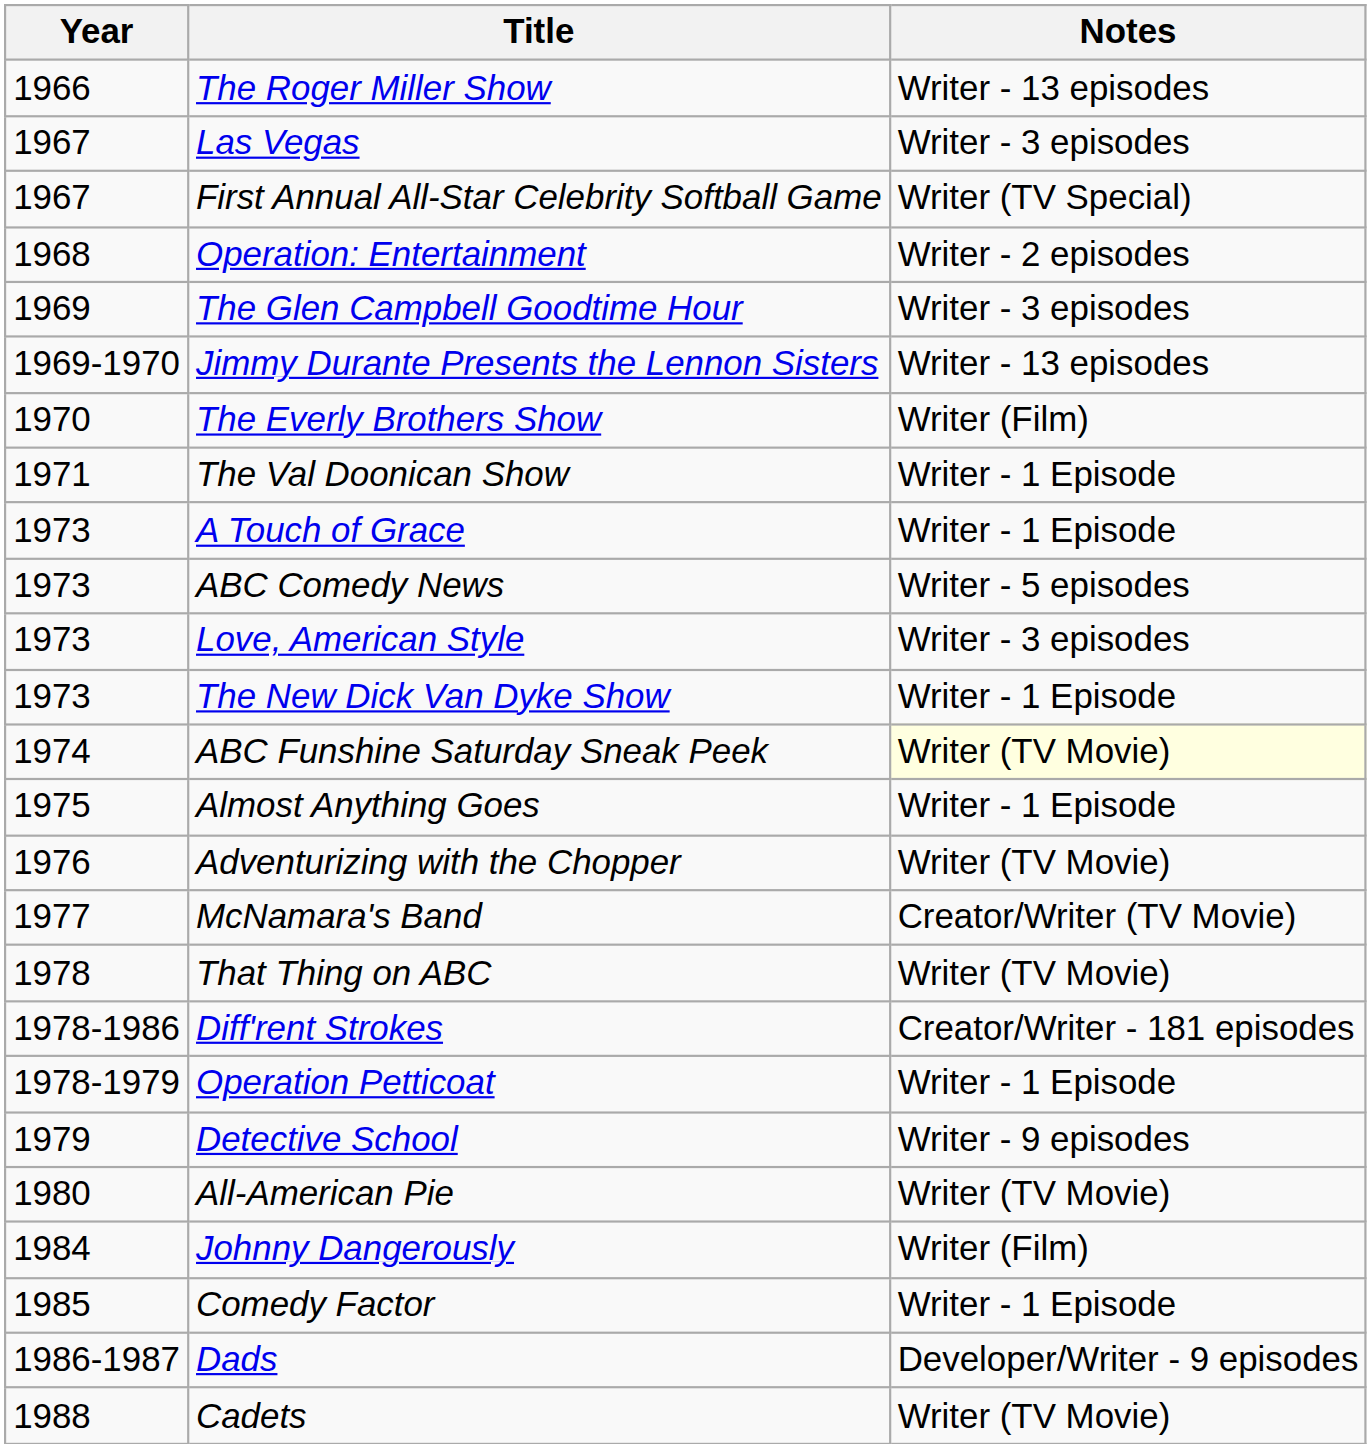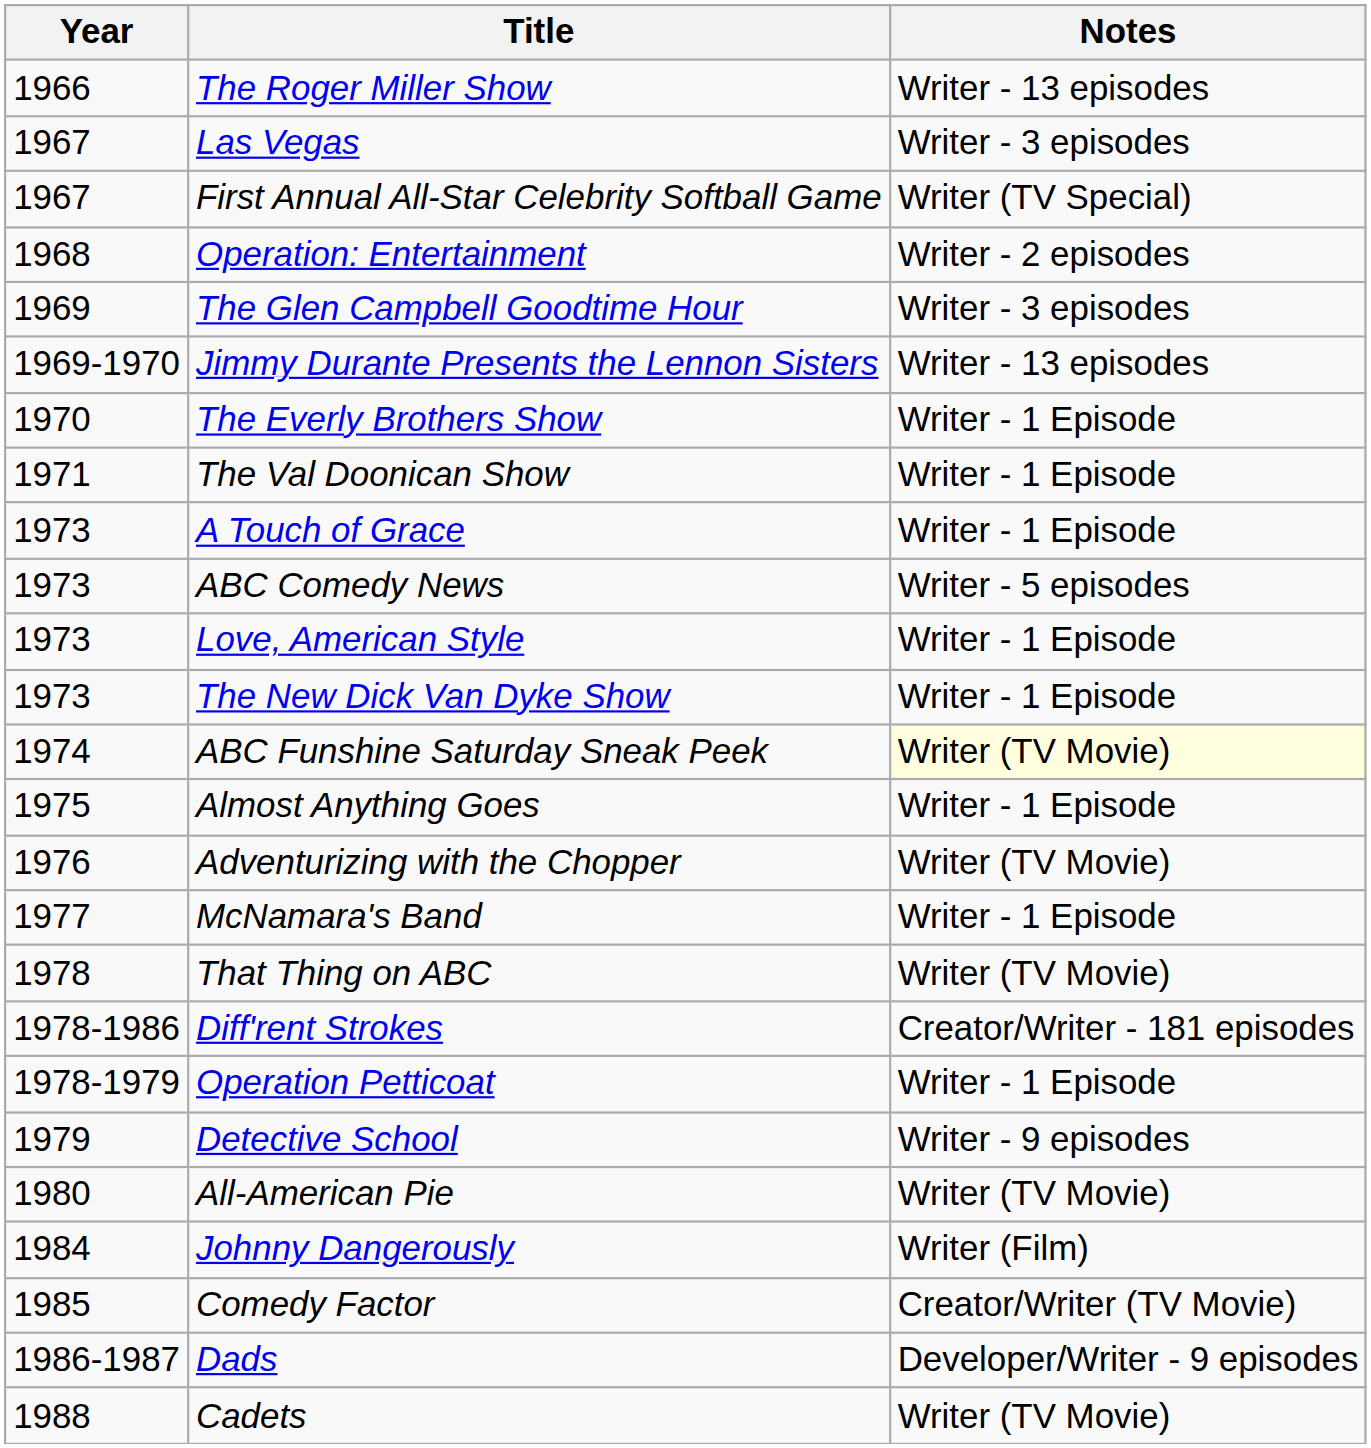(993, 419) Writer (Film) -> (1037, 419) Writer - 1 Episode
(1044, 640) Writer - 3 episodes -> (1037, 640) Writer - 1 Episode
(1097, 917) Creator/Writer (TV Movie) -> (1037, 917) Writer - 1 Episode
(1037, 1304) Writer - 1 Episode -> (1097, 1304) Creator/Writer (TV Movie)
